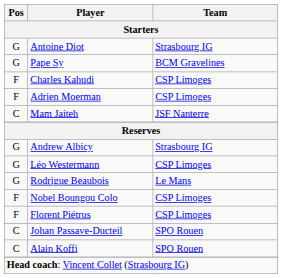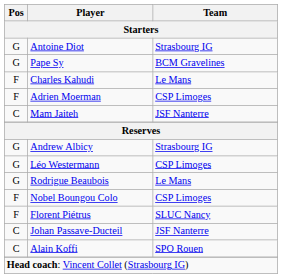(183, 79) CSP Limoges -> (173, 79) Le Mans
(183, 214) CSP Limoges -> (183, 214) SLUC Nancy
(179, 231) SPO Rouen -> (182, 231) JSF Nanterre
